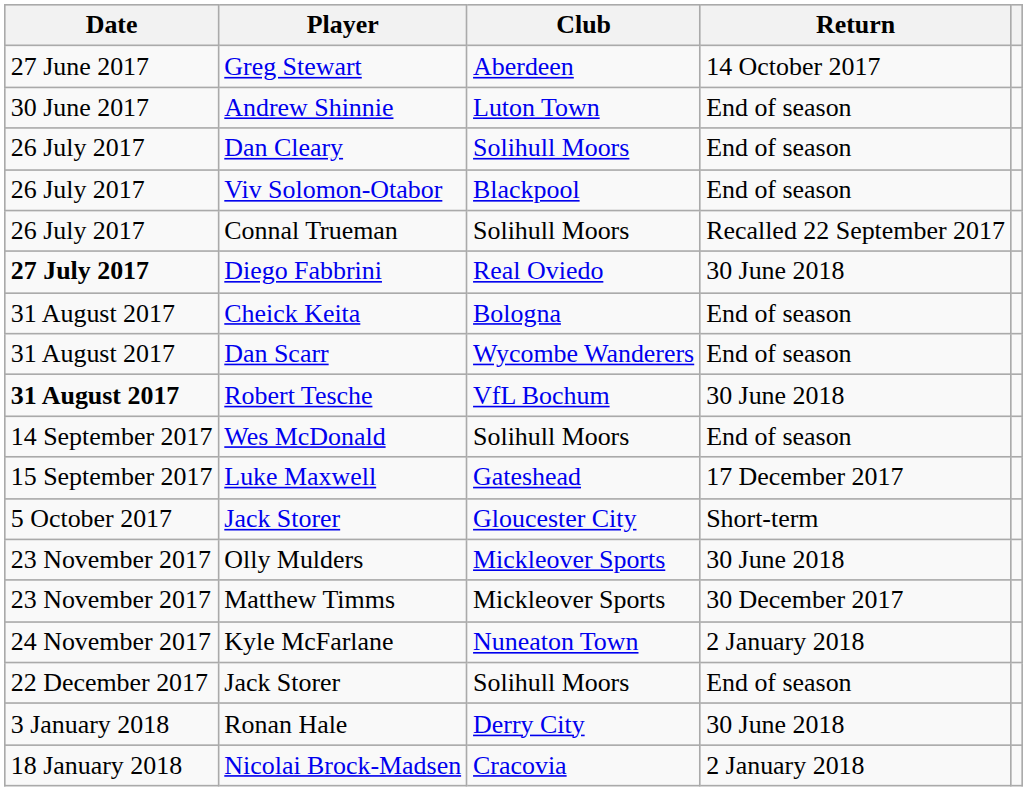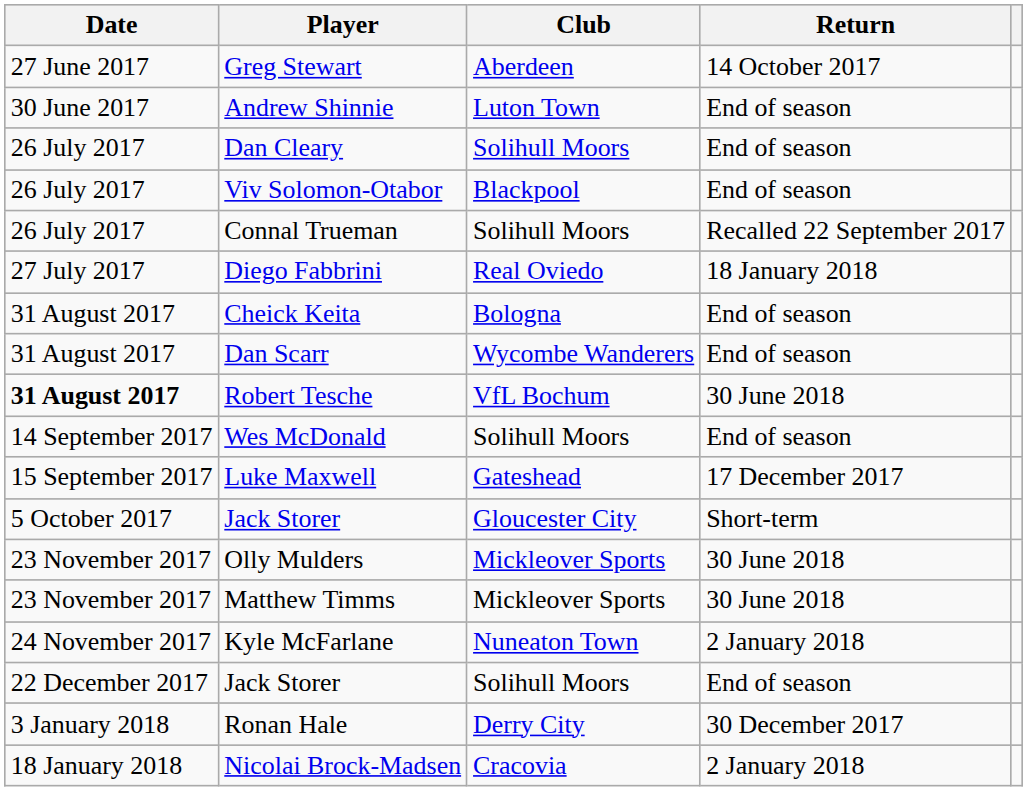(80, 271) bold -> (78, 271) normal
(775, 271) 30 June 2018 -> (792, 271) 18 January 2018
(805, 600) 30 December 2017 -> (775, 600) 30 June 2018
(775, 723) 30 June 2018 -> (805, 723) 30 December 2017
